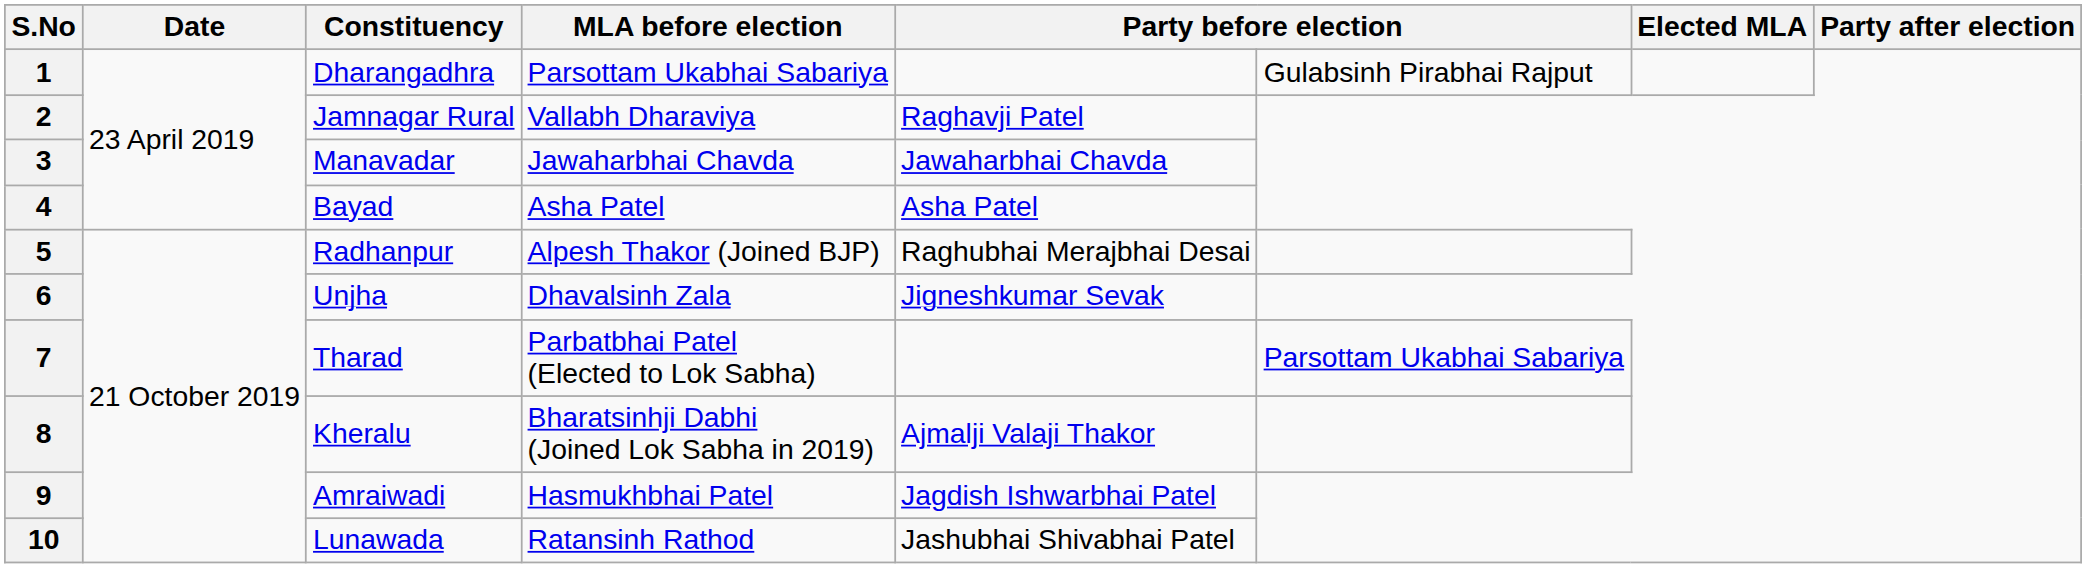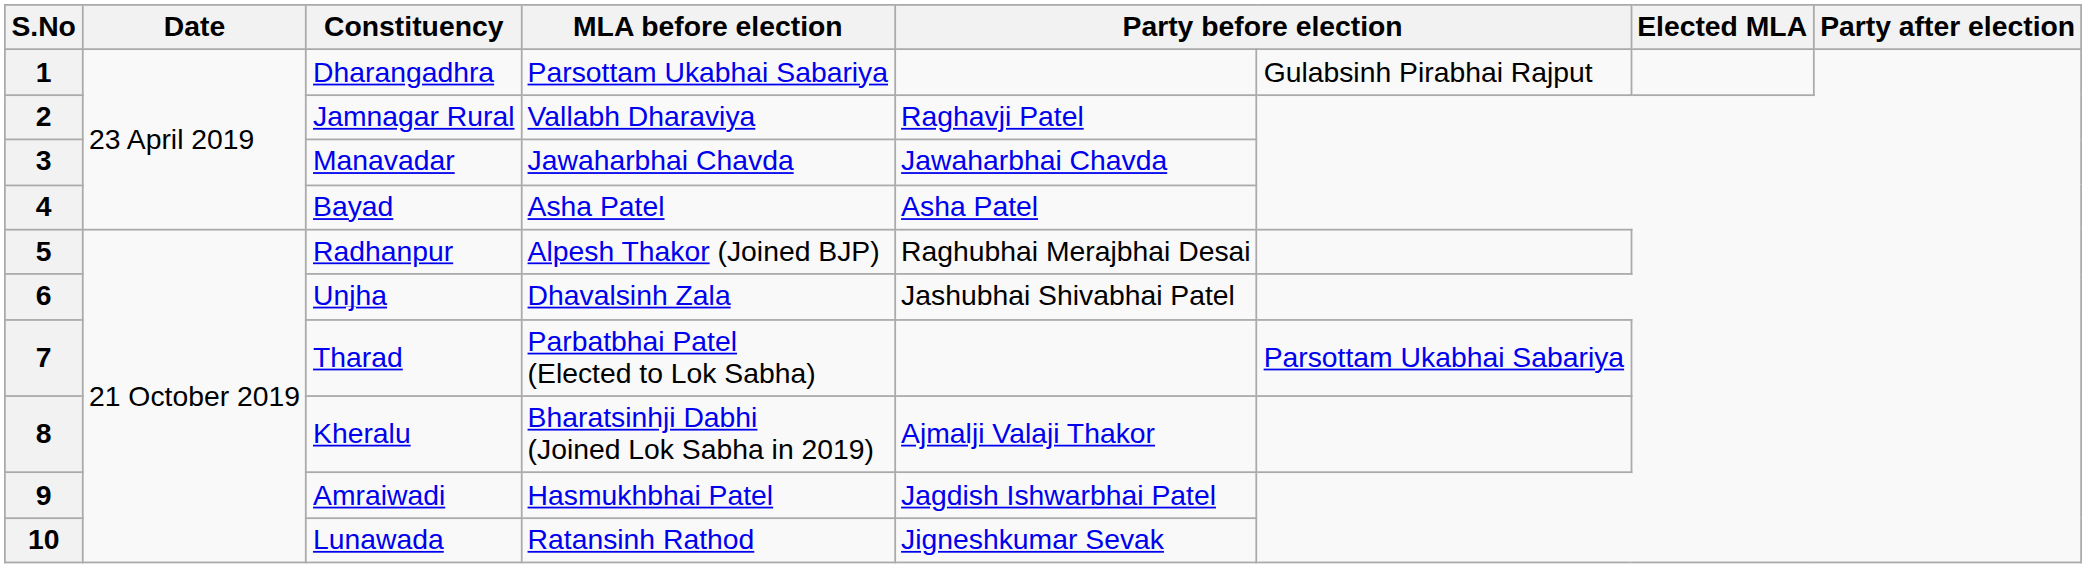(1033, 296) Jigneshkumar Sevak -> (1068, 296) Jashubhai Shivabhai Patel
(1068, 539) Jashubhai Shivabhai Patel -> (1033, 539) Jigneshkumar Sevak
